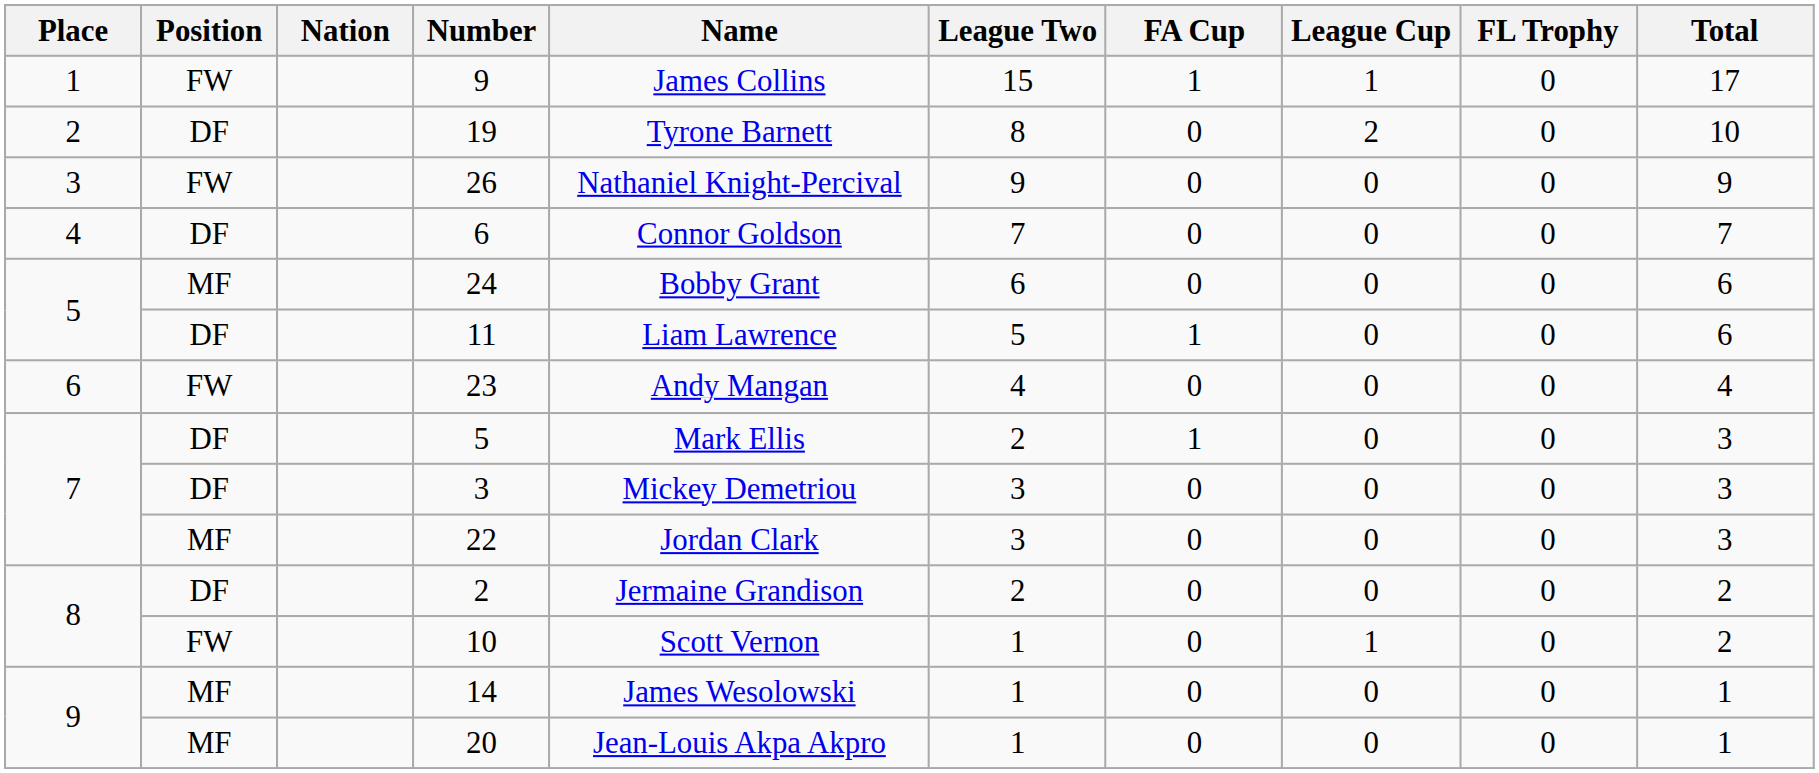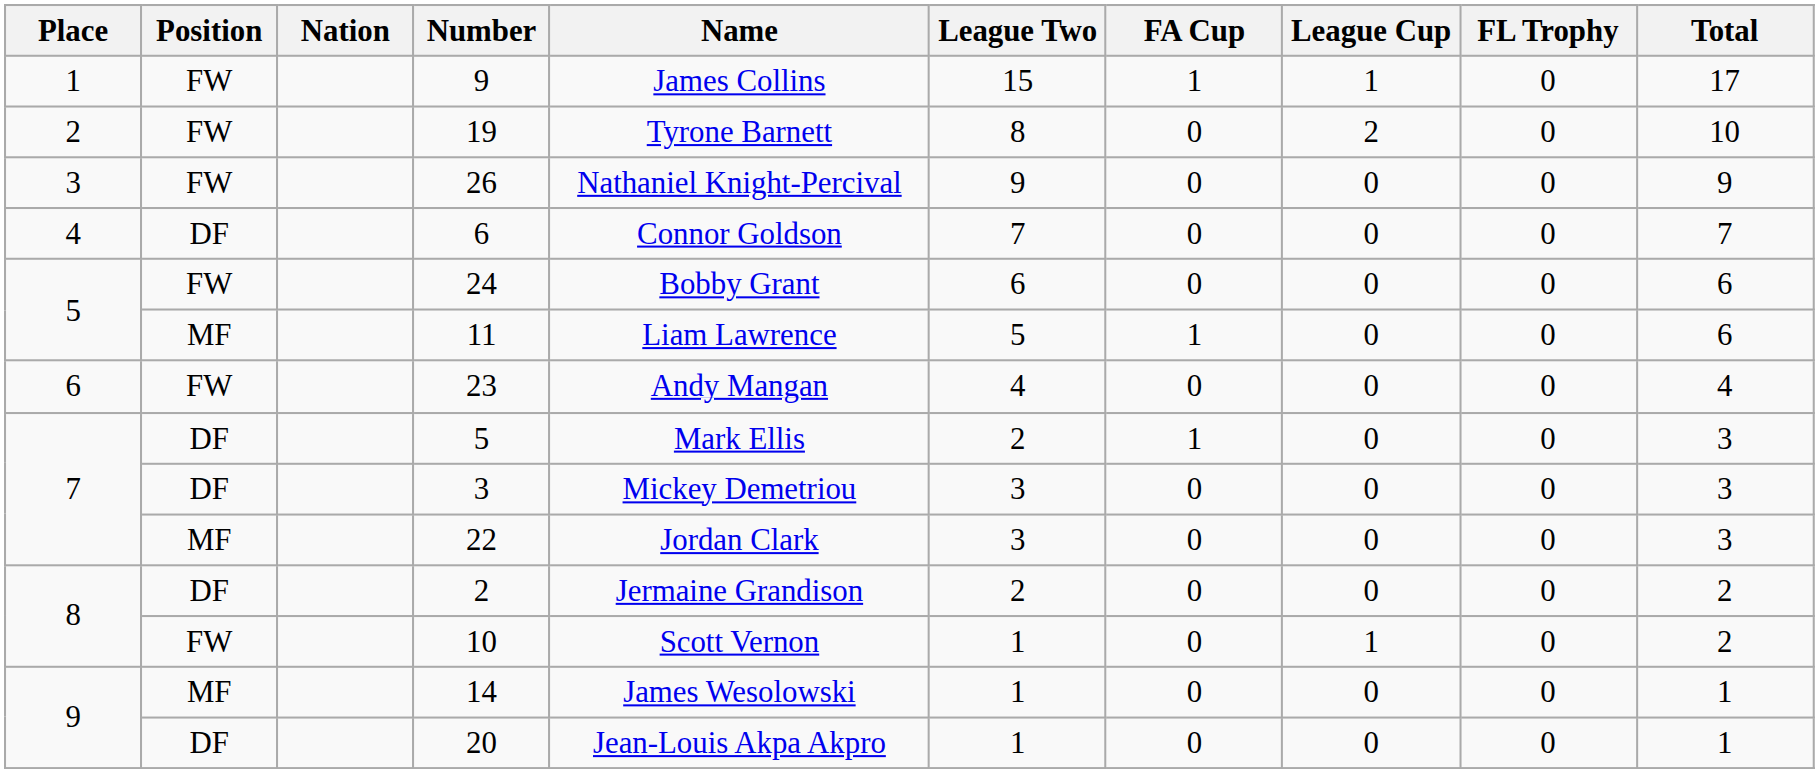(209, 131) DF -> (209, 131) FW
(209, 284) MF -> (209, 284) FW
(209, 335) DF -> (209, 335) MF
(209, 742) MF -> (209, 742) DF
